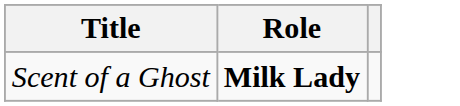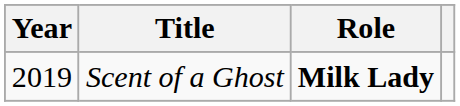+ column: (42, 28)
